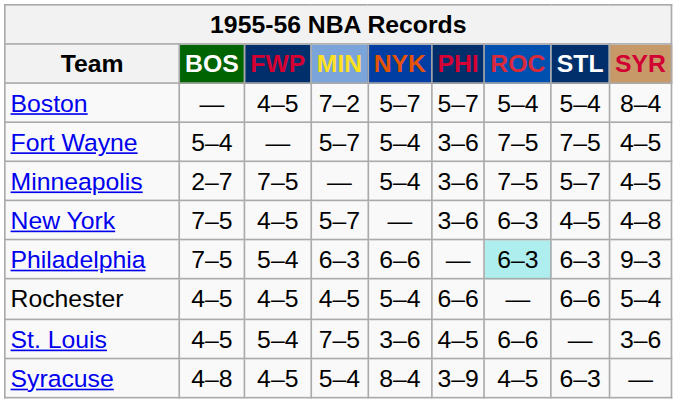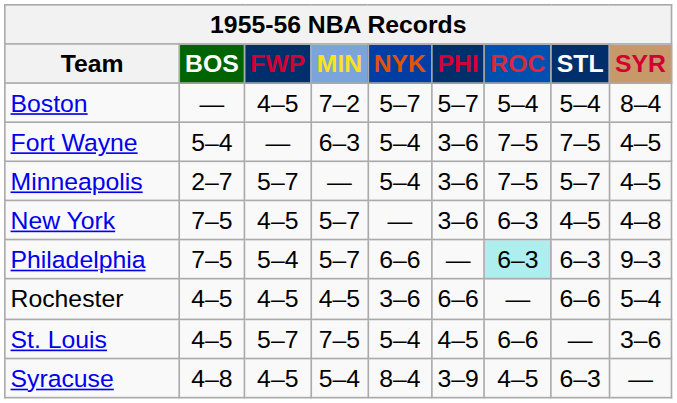(339, 142) 5–7 -> (339, 142) 6–3
(278, 182) 7–5 -> (278, 182) 5–7
(339, 260) 6–3 -> (339, 260) 5–7
(400, 299) 5–4 -> (400, 299) 3–6
(278, 338) 5–4 -> (278, 338) 5–7
(400, 338) 3–6 -> (400, 338) 5–4
